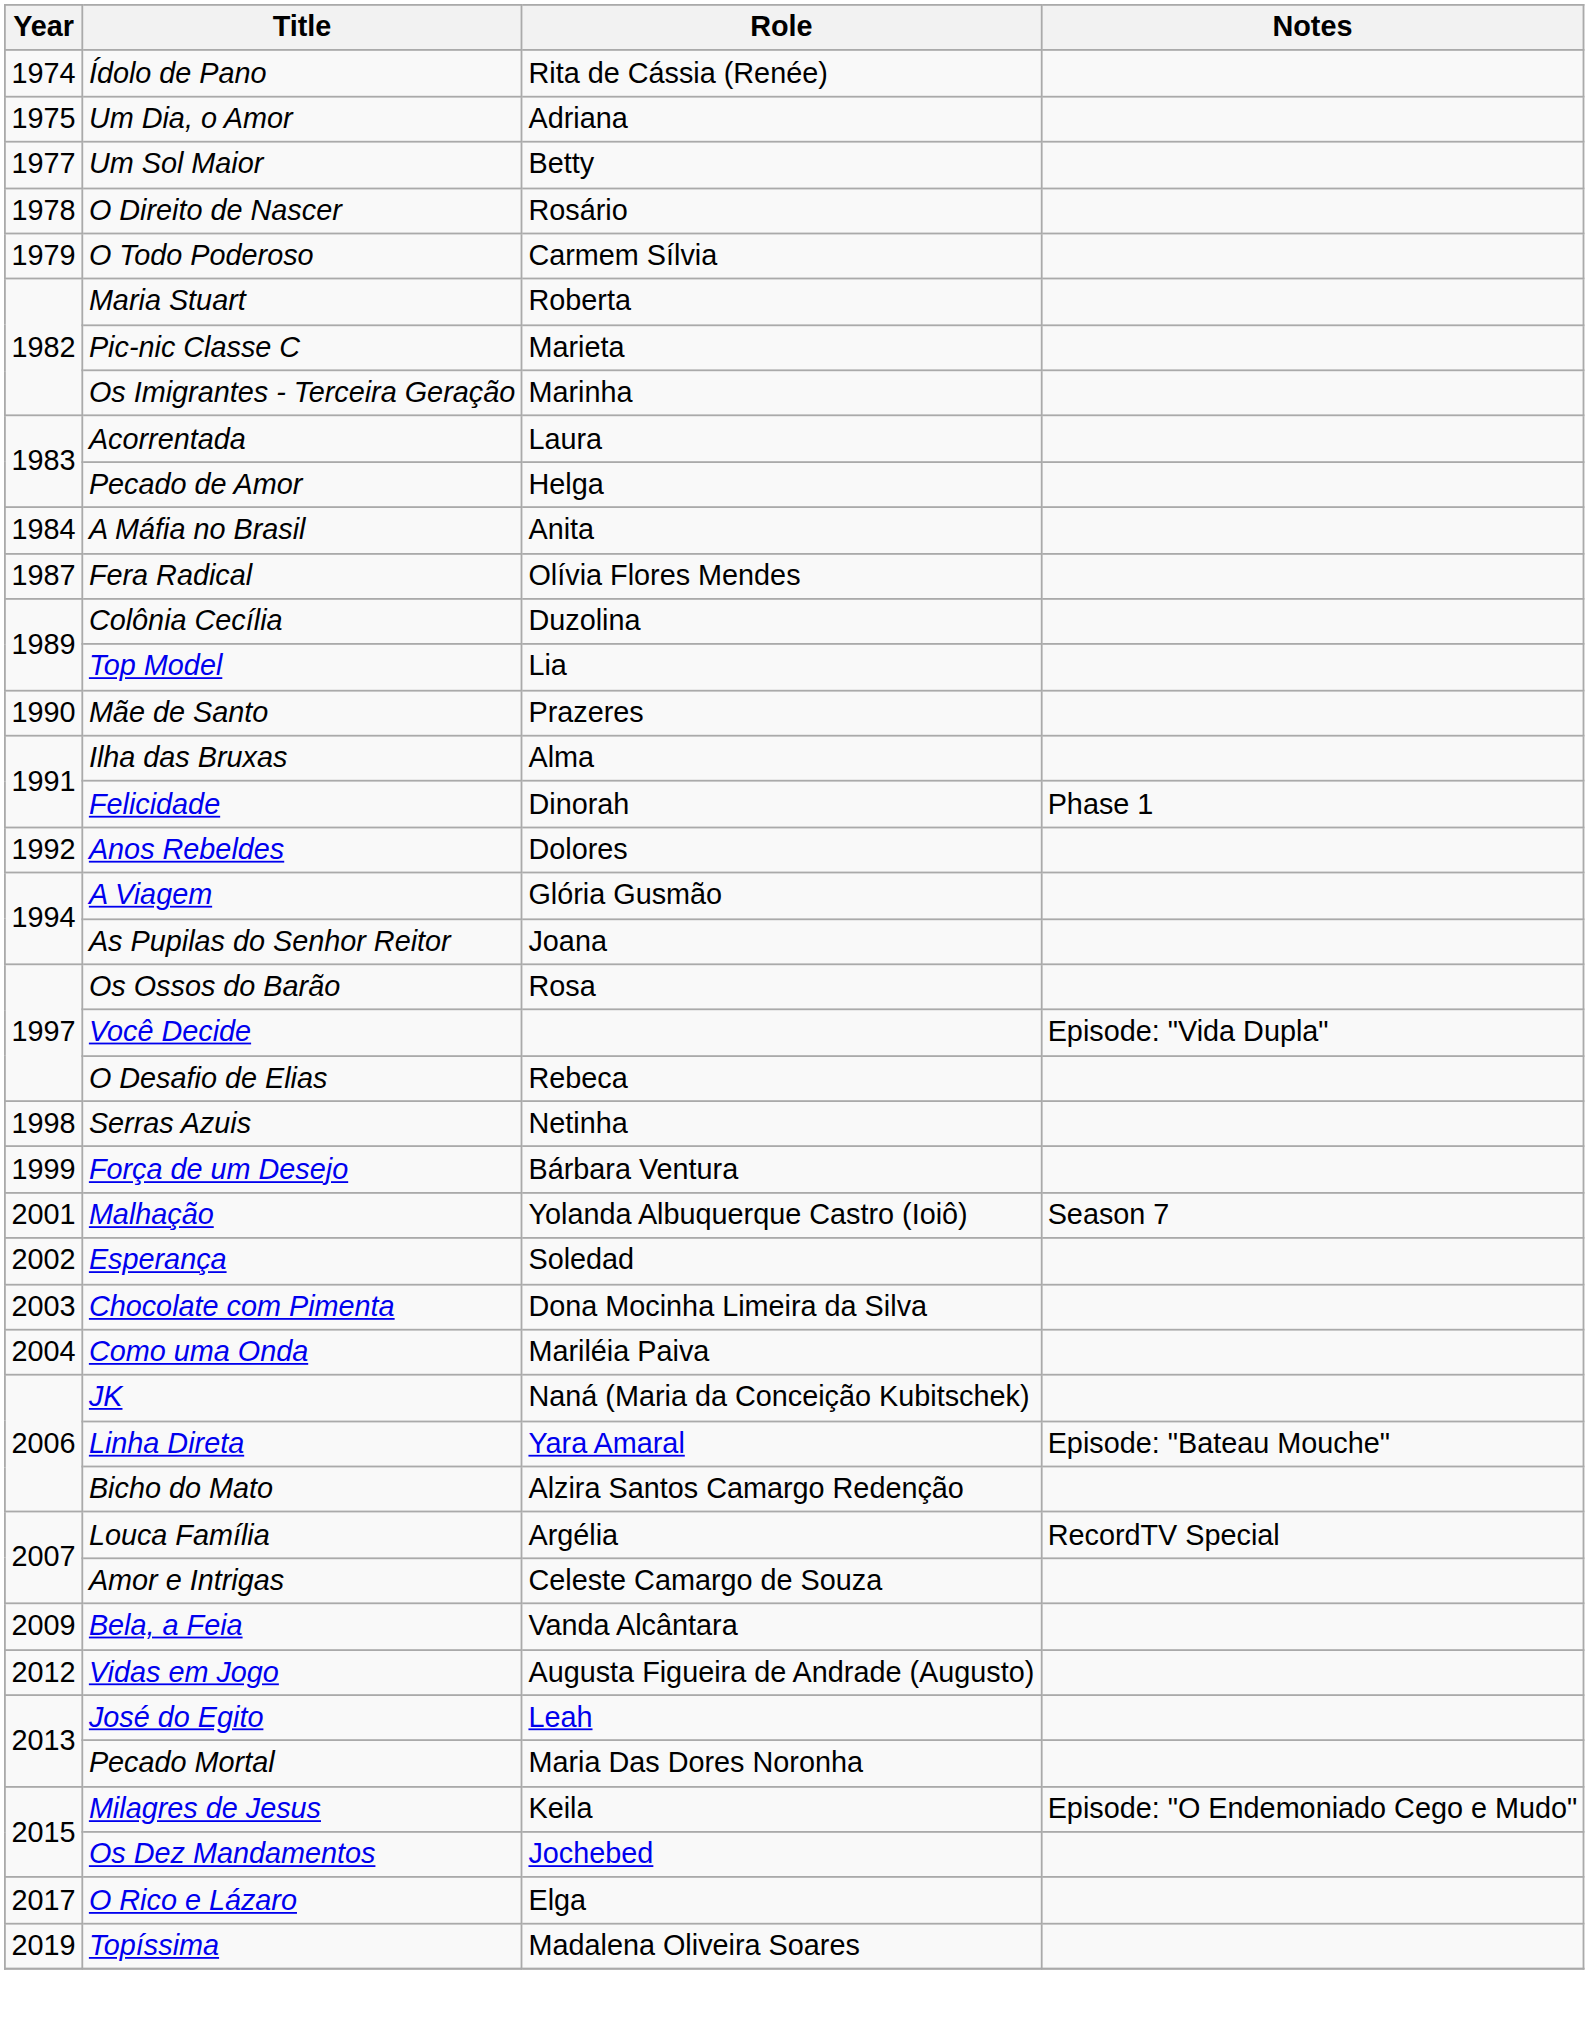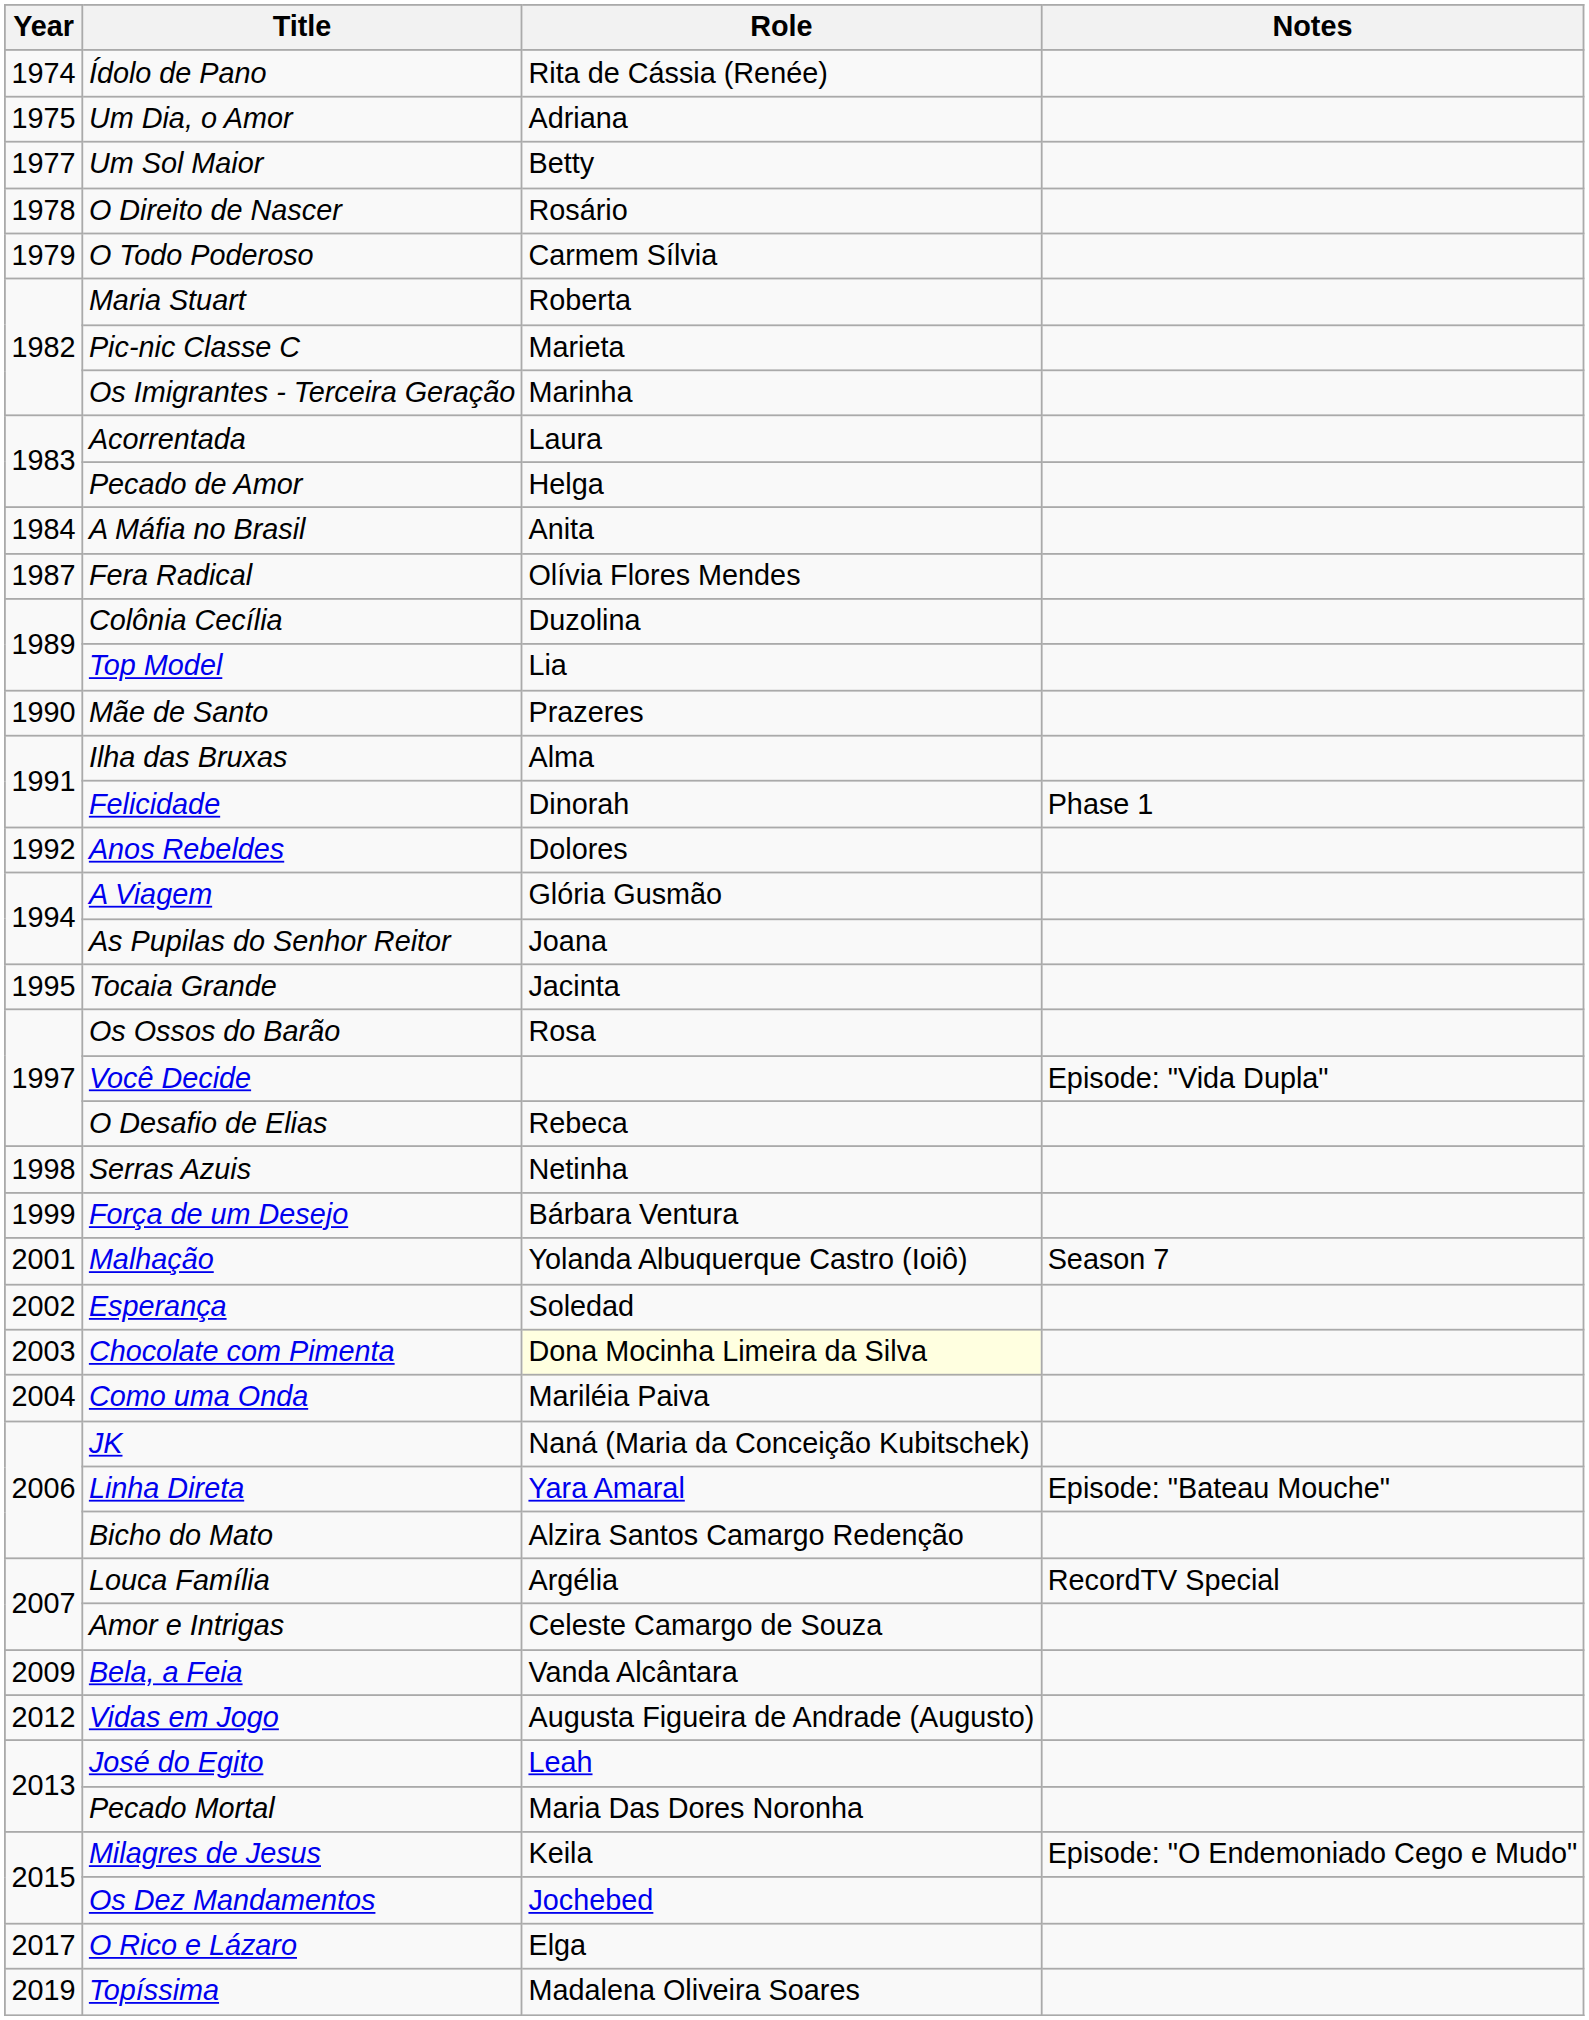+ row: (183, 986)
(728, 1306) no background -> (728, 1351) lightyellow background
